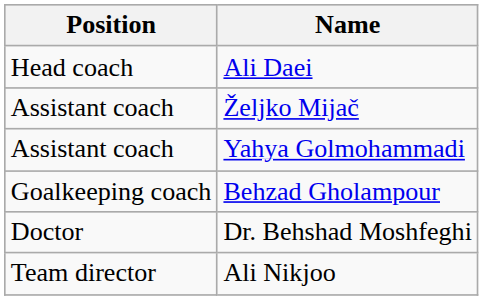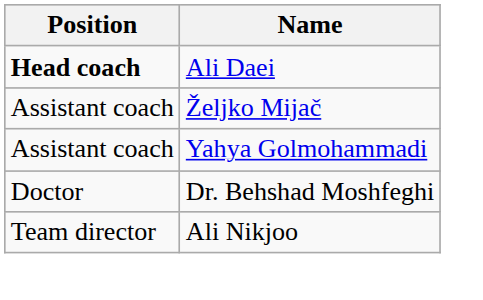(72, 66) normal -> (76, 66) bold
- row: (332, 190)
